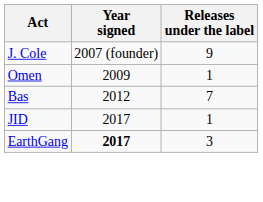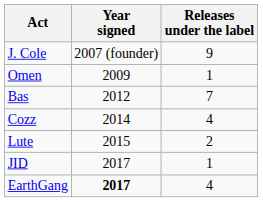+ row: (22, 119)
+ row: (20, 141)
(209, 141) 3 -> (209, 185) 4
